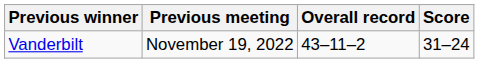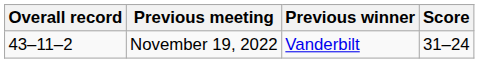columns swapped: (358, 17) <-> (73, 17)
